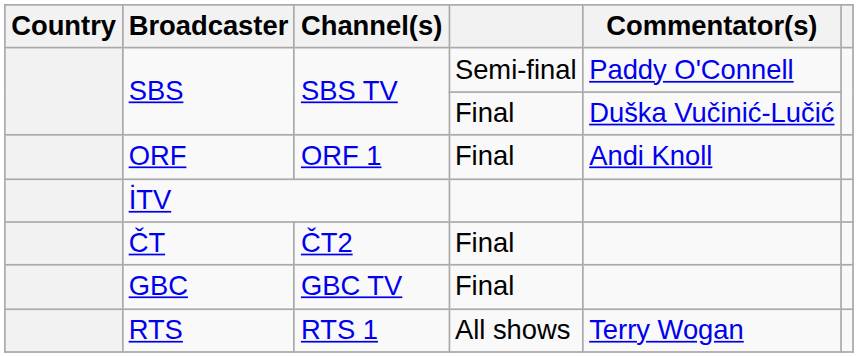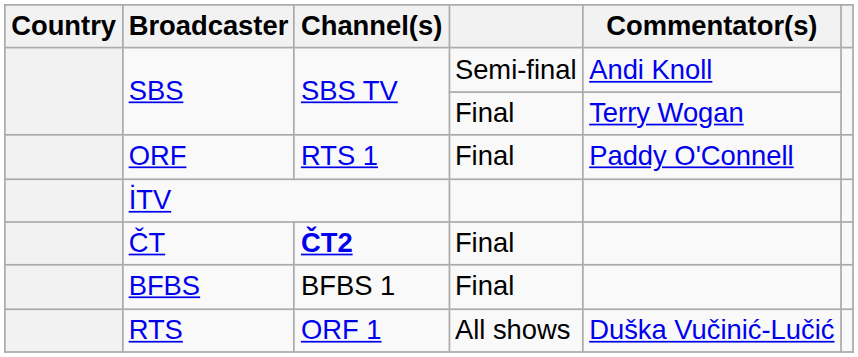(691, 69) Paddy O'Connell -> (651, 69) Andi Knoll
(712, 112) Duška Vučinić-Lučić -> (666, 112) Terry Wogan
(341, 156) ORF 1 -> (339, 156) RTS 1
(651, 156) Andi Knoll -> (691, 156) Paddy O'Connell
(327, 243) normal -> (327, 243) bold
+ row: (164, 286)
- row: (158, 286)
(339, 329) RTS 1 -> (341, 329) ORF 1
(666, 329) Terry Wogan -> (712, 329) Duška Vučinić-Lučić
